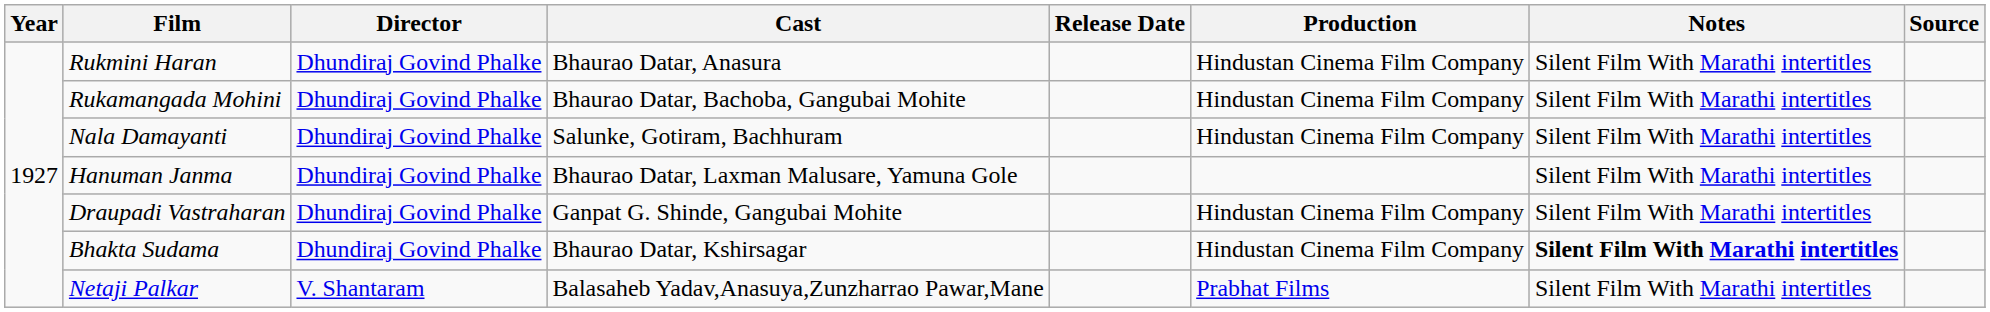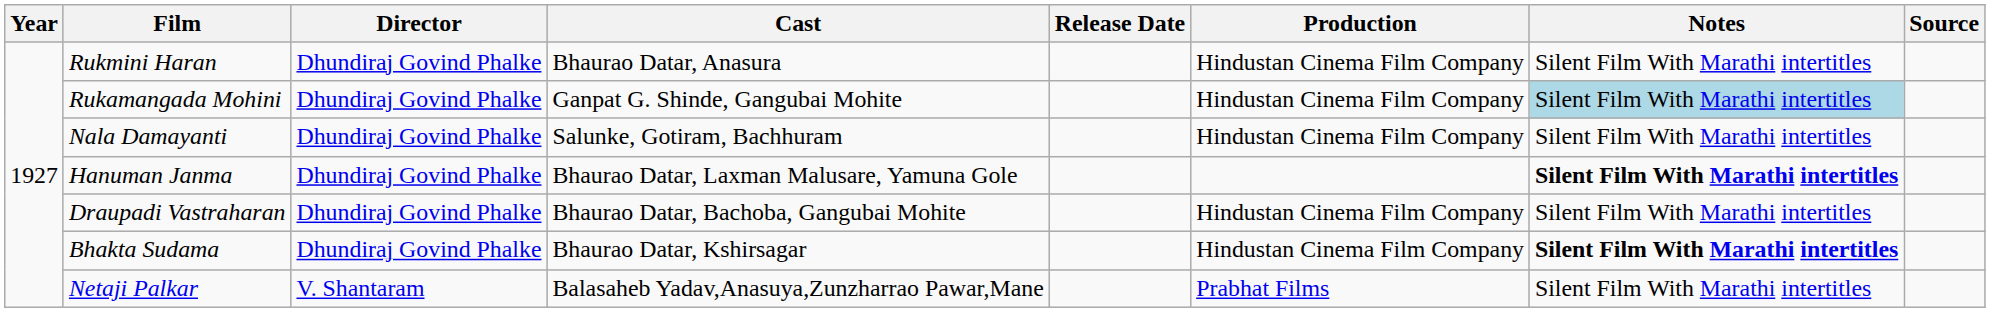(759, 99) Bhaurao Datar, Bachoba, Gangubai Mohite -> (727, 99) Ganpat G. Shinde, Gangubai Mohite
(1703, 99) no background -> (1703, 99) lightblue background
(1703, 174) normal -> (1717, 174) bold
(727, 212) Ganpat G. Shinde, Gangubai Mohite -> (759, 212) Bhaurao Datar, Bachoba, Gangubai Mohite
